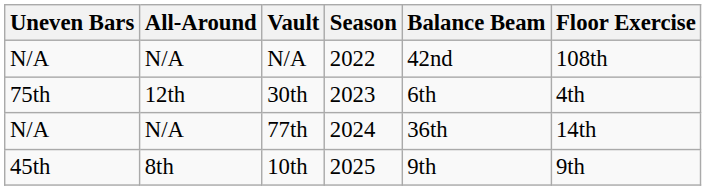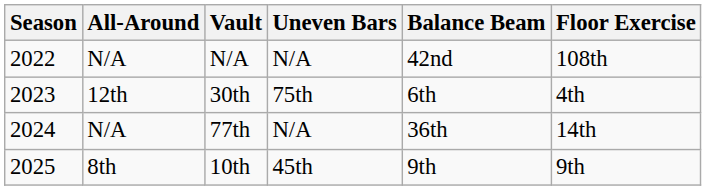columns swapped: (363, 22) <-> (72, 22)
